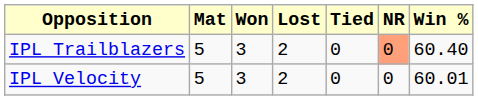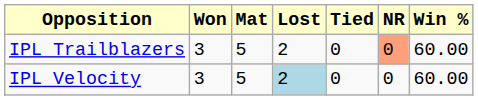columns swapped: (210, 20) <-> (252, 20)
(441, 50) 60.40 -> (441, 50) 60.00
(283, 79) no background -> (283, 79) lightblue background
(441, 79) 60.01 -> (441, 79) 60.00
